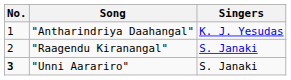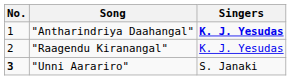(241, 31) normal -> (241, 31) bold
(228, 48) S. Janaki -> (241, 48) K. J. Yesudas
